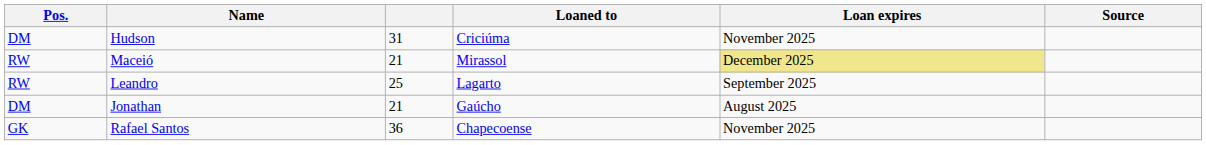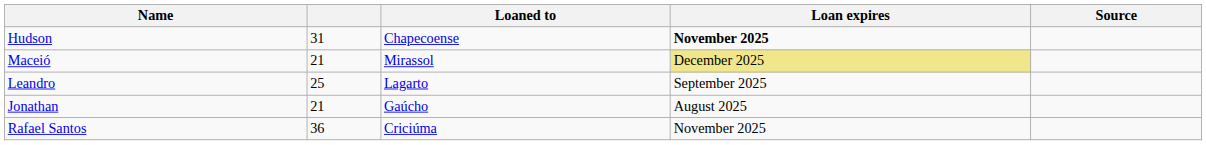- column: (56, 15)
(483, 38) Criciúma -> (421, 38) Chapecoense
(769, 38) normal -> (721, 38) bold
(494, 128) Chapecoense -> (410, 128) Criciúma
